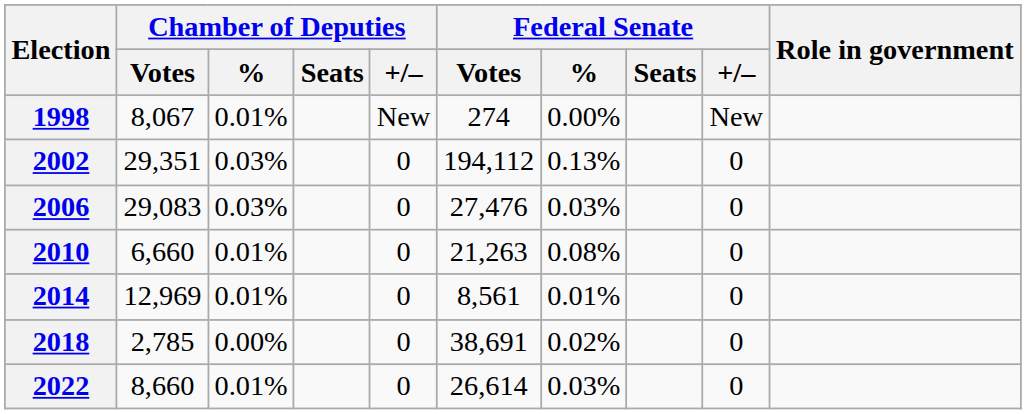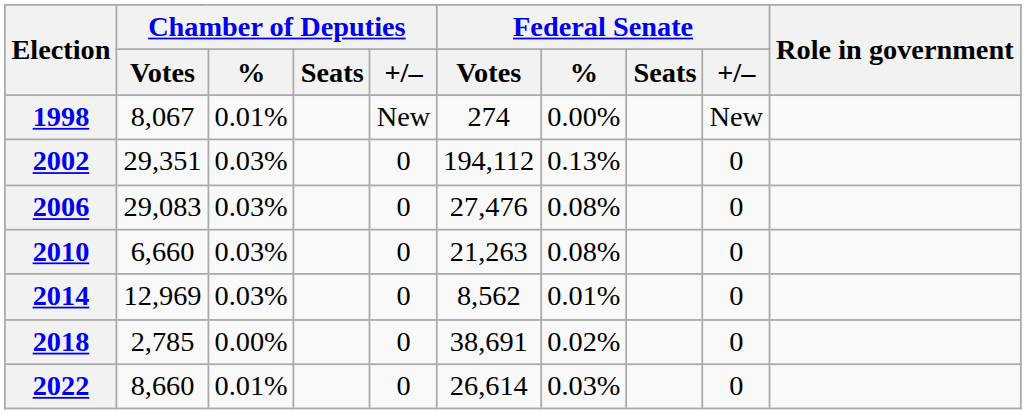(584, 206) 0.03% -> (584, 206) 0.08%
(251, 251) 0.01% -> (251, 251) 0.03%
(251, 296) 0.01% -> (251, 296) 0.03%
(489, 296) 8,561 -> (489, 296) 8,562
